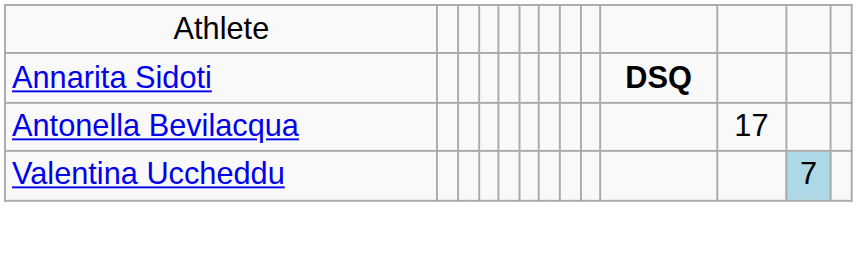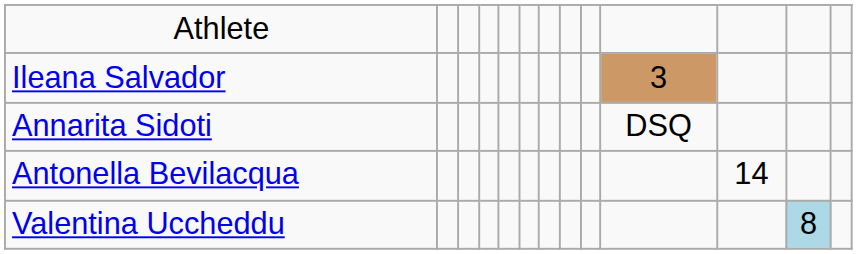+ row: (119, 77)
(659, 77) bold -> (659, 126) normal
(751, 126) 17 -> (751, 175) 14
(809, 175) 7 -> (809, 223) 8
